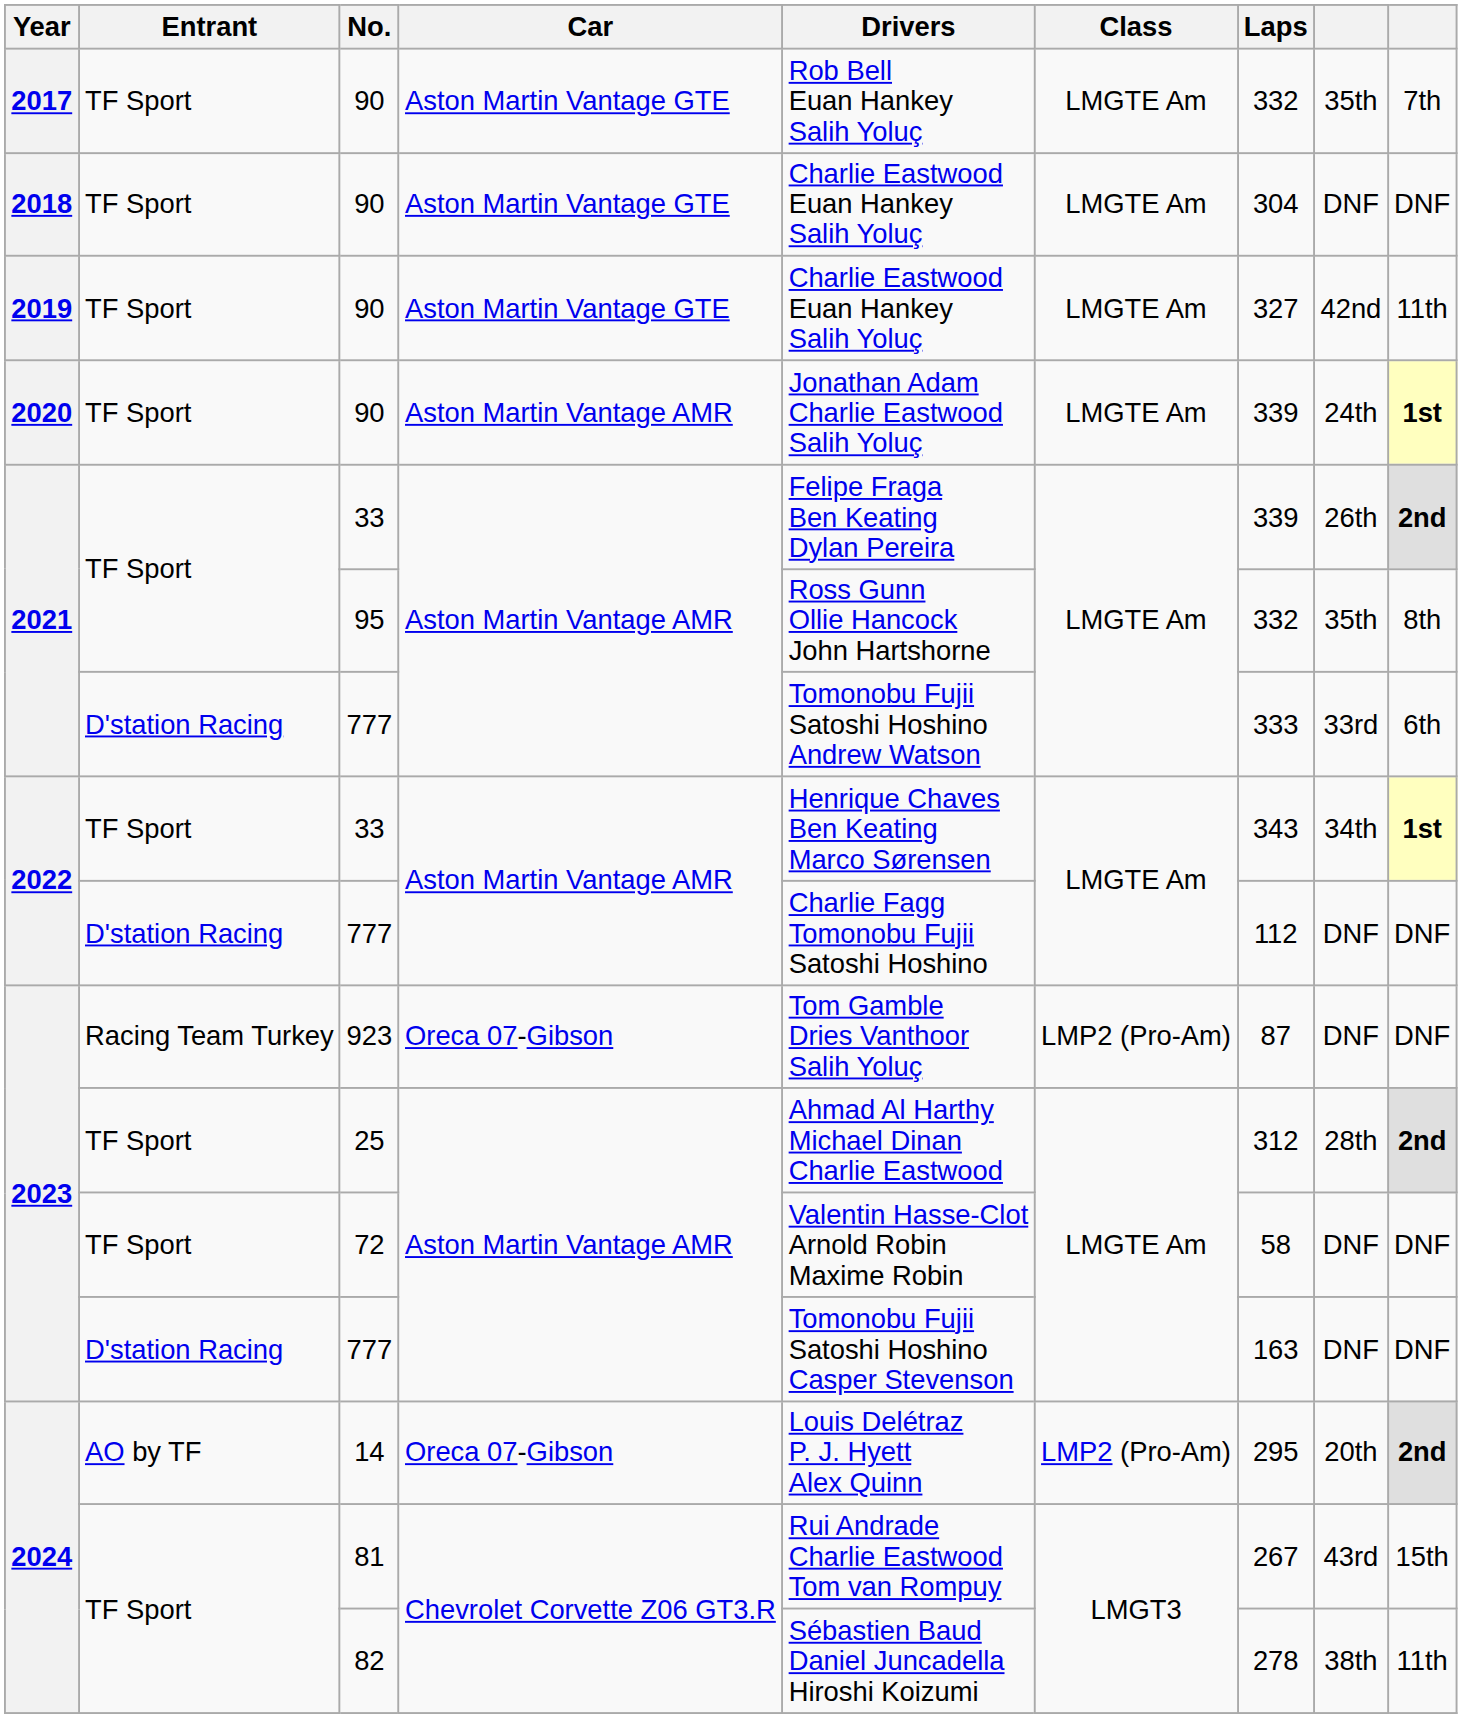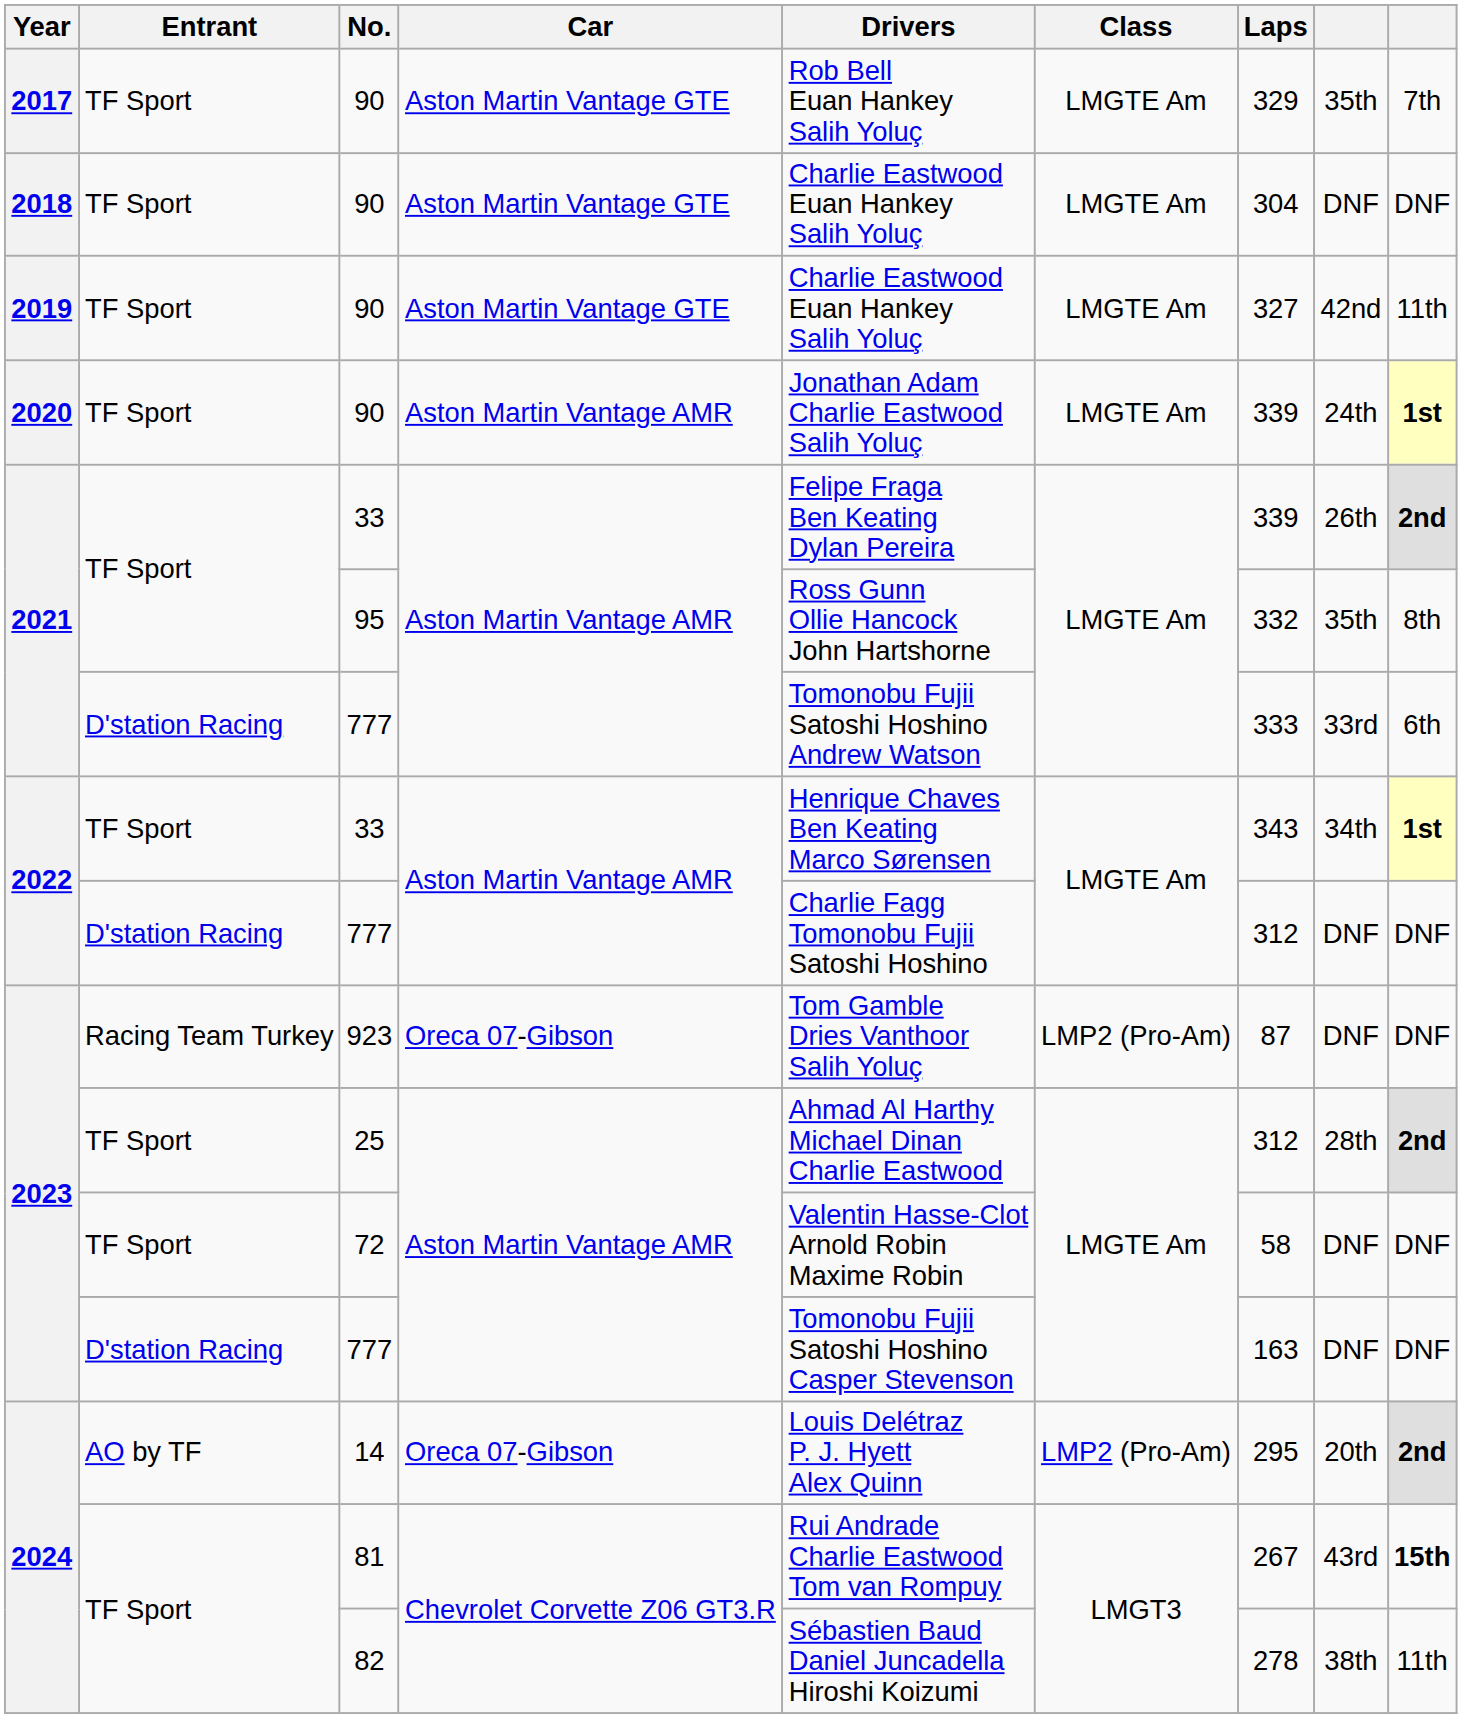(1276, 101) 332 -> (1276, 101) 329
(1276, 933) 112 -> (1276, 933) 312
(1422, 1557) normal -> (1422, 1557) bold
